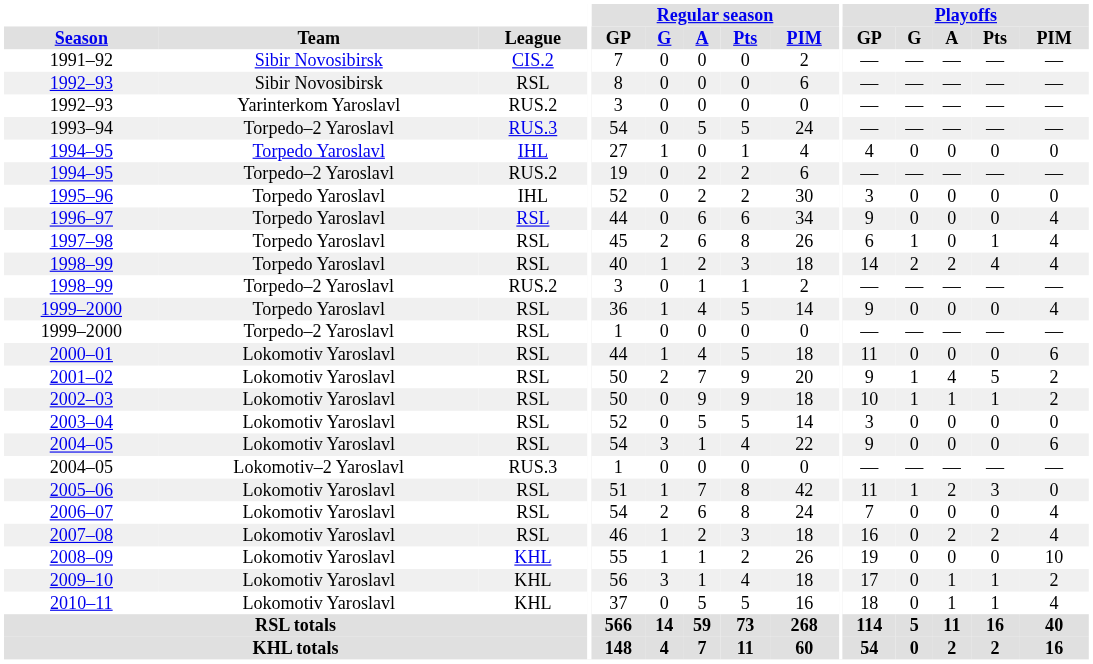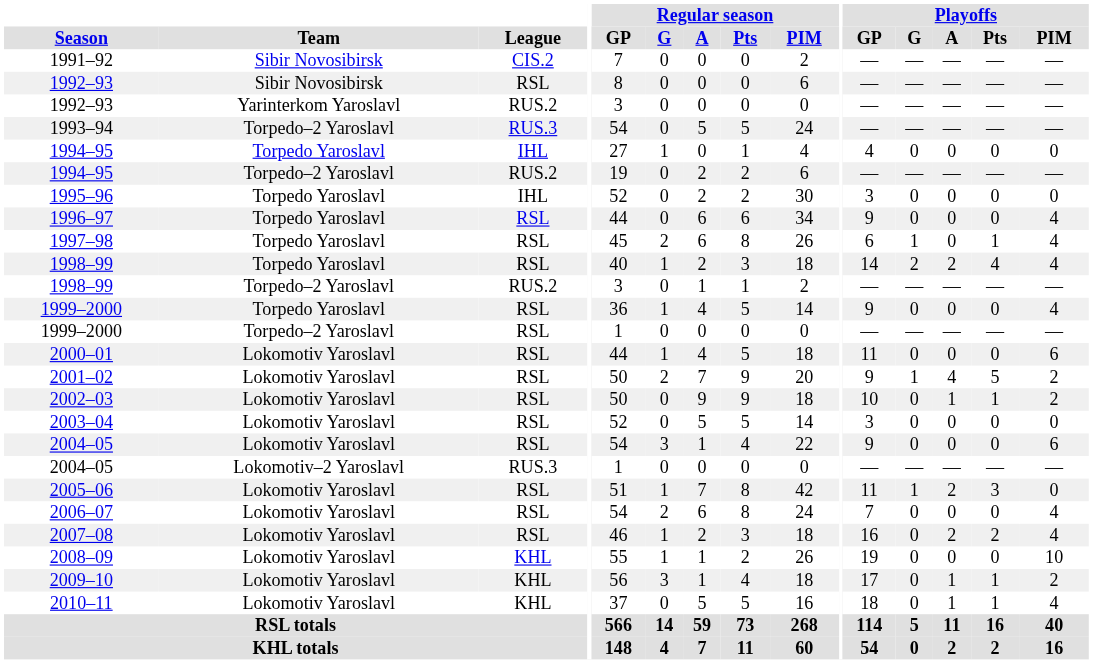(914, 399) 1 -> (914, 399) 0
